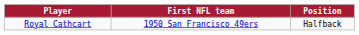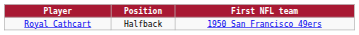columns swapped: (322, 11) <-> (201, 11)
